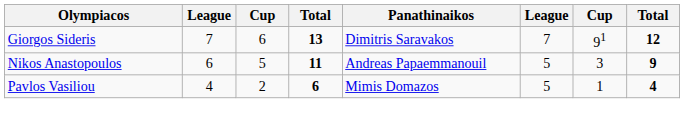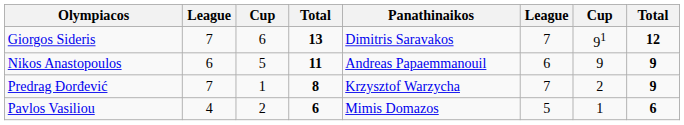(547, 64) 5 -> (547, 64) 6
(600, 64) 3 -> (600, 64) 9
+ row: (58, 86)
(653, 86) 4 -> (653, 108) 6
